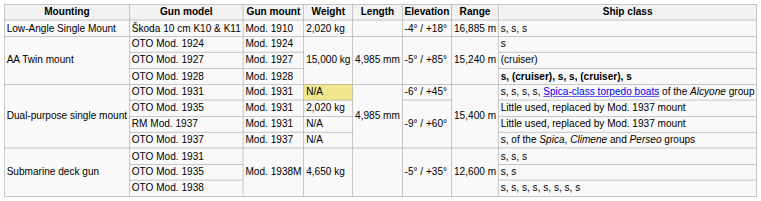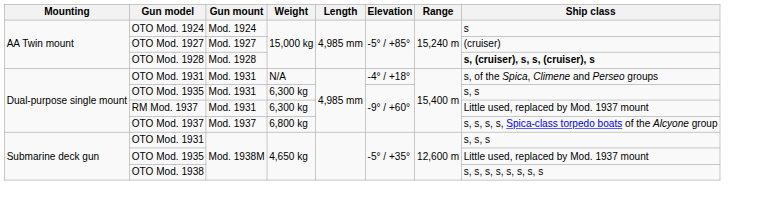- row: (186, 28)
(315, 92) khaki background -> (278, 76) no background
(426, 92) -6° / +45° -> (389, 76) -4° / +18°
(628, 92) s, s, s, s, Spica-class torpedo boats of the Alcyone group -> (561, 76) s, of the Spica, Climene and Perseo groups
(325, 108) 2,020 kg -> (289, 92) 6,300 kg
(593, 108) Little used, replaced by Mod. 1937 mount -> (472, 92) s, s
(315, 124) N/A -> (289, 108) 6,300 kg
(315, 140) N/A -> (289, 124) 6,800 kg
(598, 140) s, of the Spica, Climene and Perseo groups -> (591, 124) s, s, s, s, Spica-class torpedo boats of the Alcyone group
(509, 172) s, s -> (556, 156) Little used, replaced by Mod. 1937 mount
